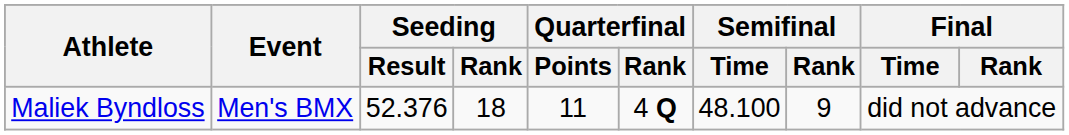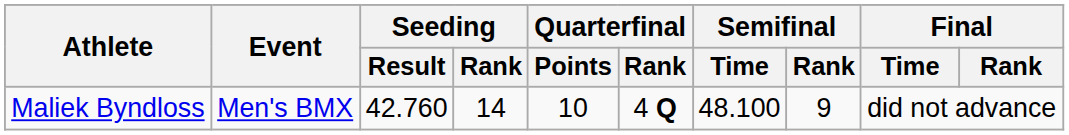(407, 109) 52.376 -> (407, 109) 42.760
(491, 109) 18 -> (491, 109) 14
(573, 109) 11 -> (573, 109) 10
